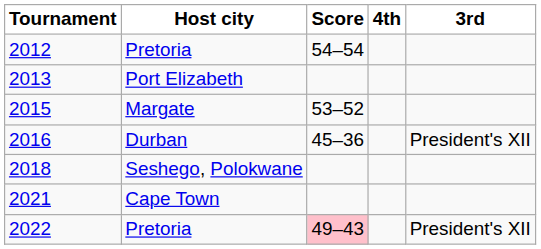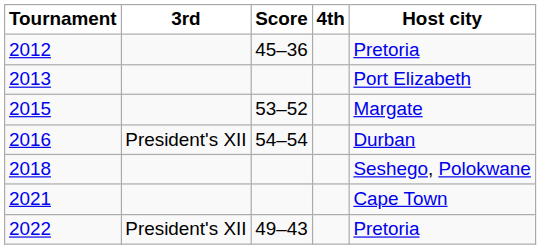columns swapped: (470, 19) <-> (214, 19)
(338, 49) 54–54 -> (281, 49) 45–36
(338, 139) 45–36 -> (281, 139) 54–54
(338, 229) pink background -> (281, 229) no background
